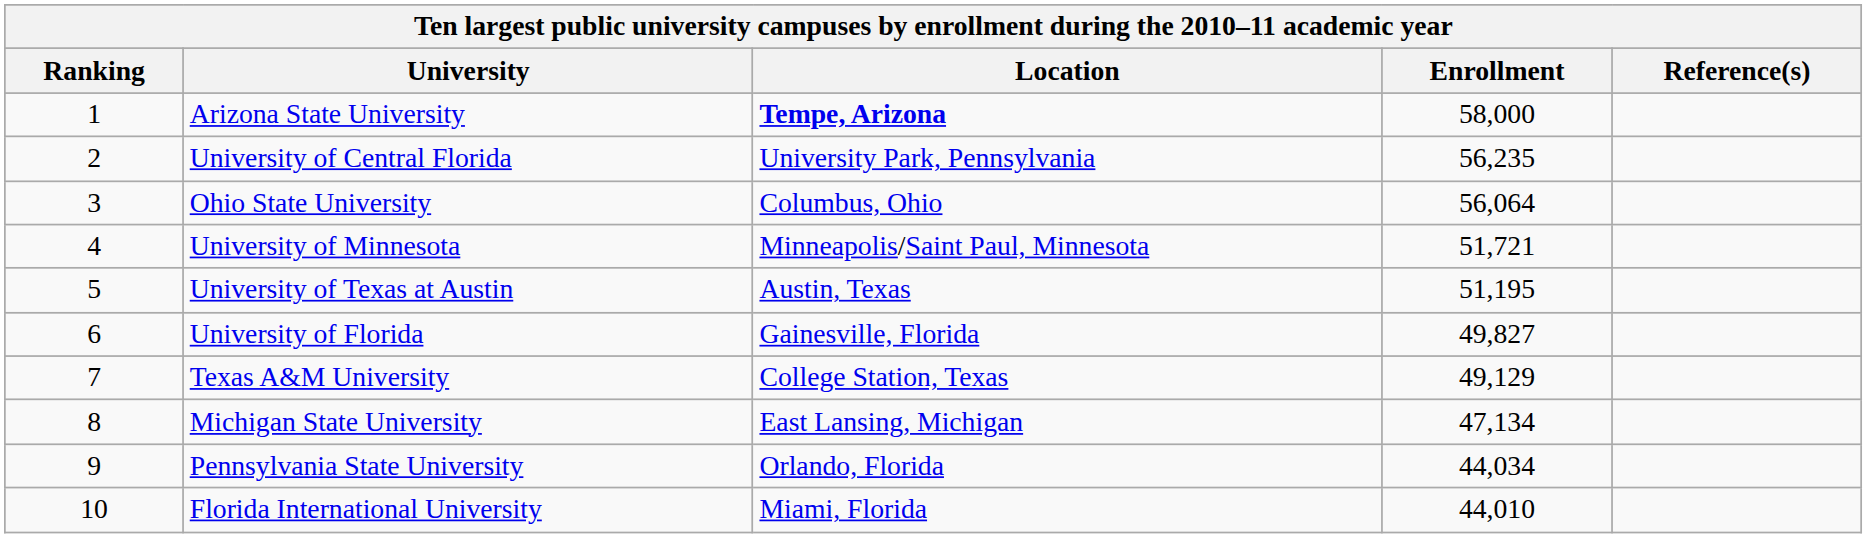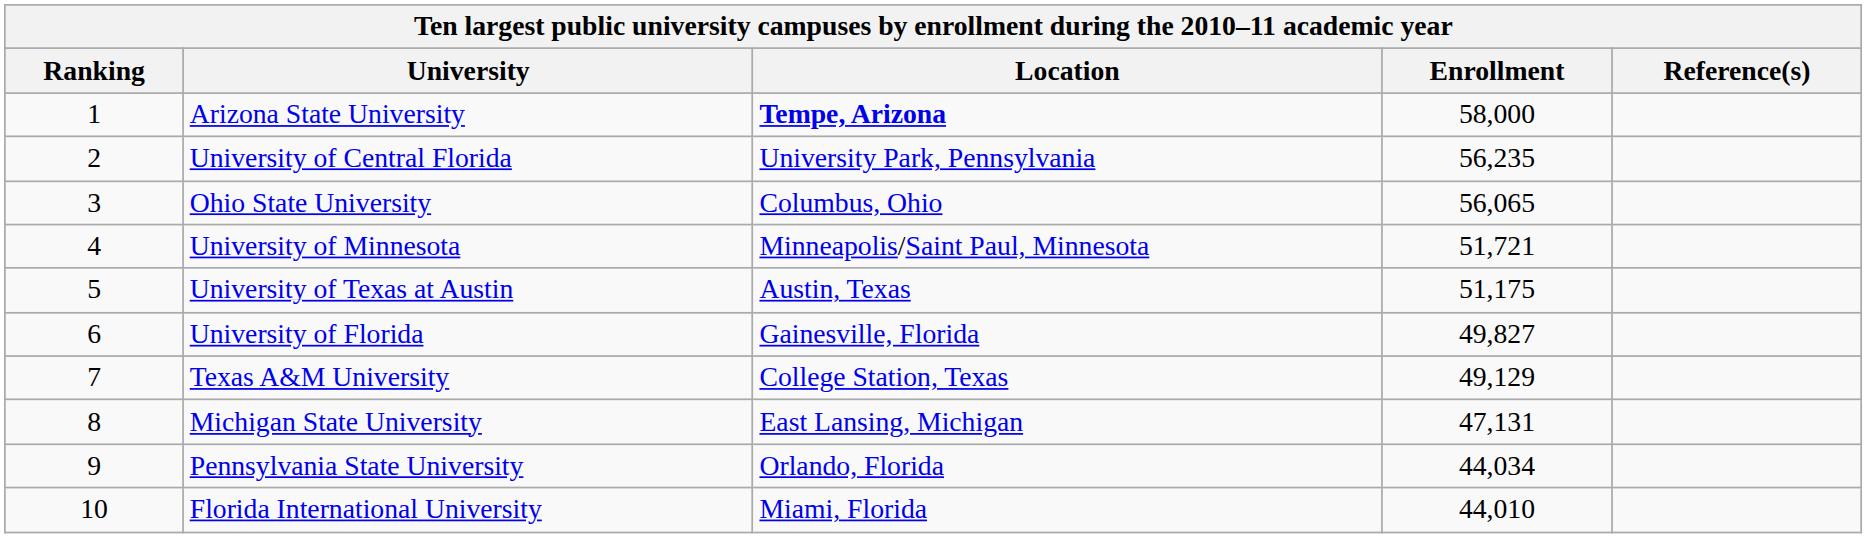(1497, 202) 56,064 -> (1497, 202) 56,065
(1497, 289) 51,195 -> (1497, 289) 51,175
(1497, 421) 47,134 -> (1497, 421) 47,131
